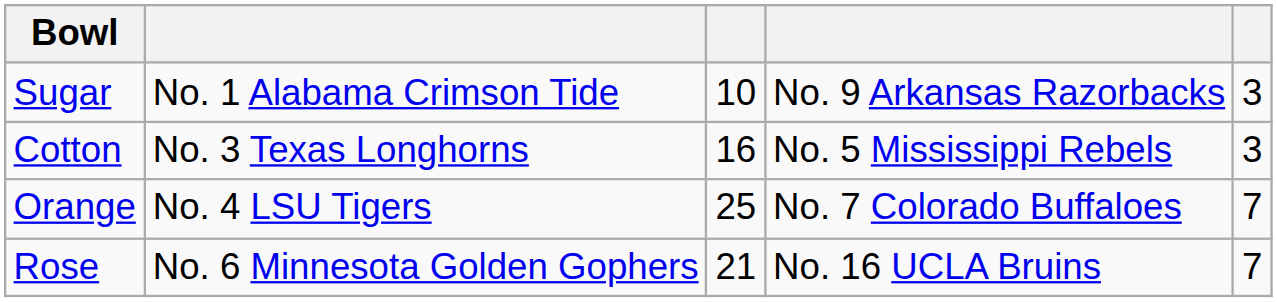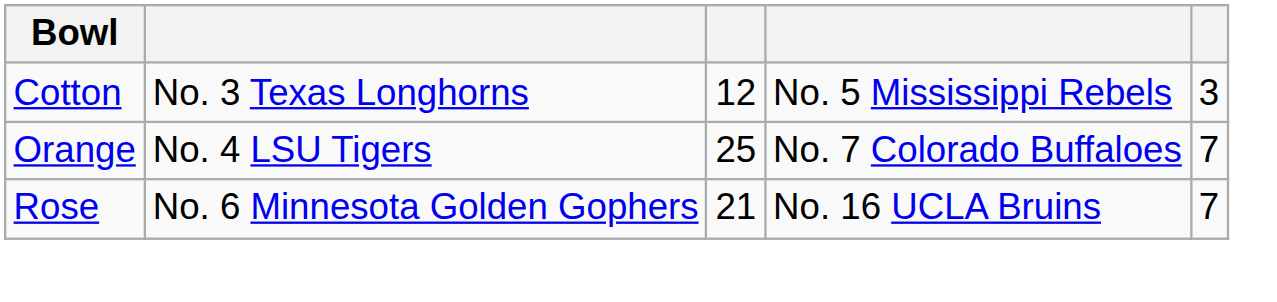- row: (62, 91)
(736, 149) 16 -> (736, 91) 12
